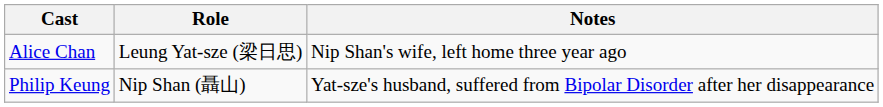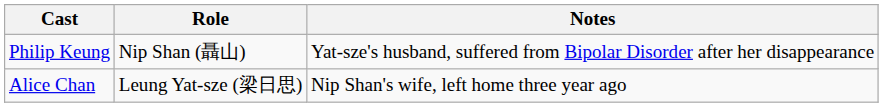rows swapped: (59, 85) <-> (52, 51)
